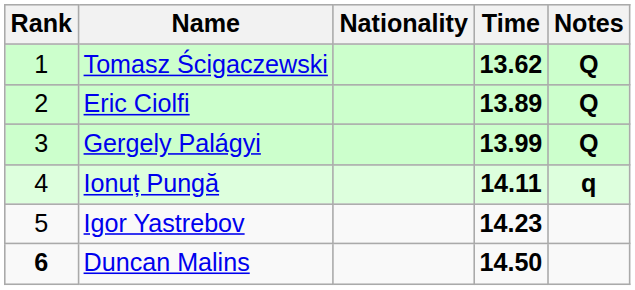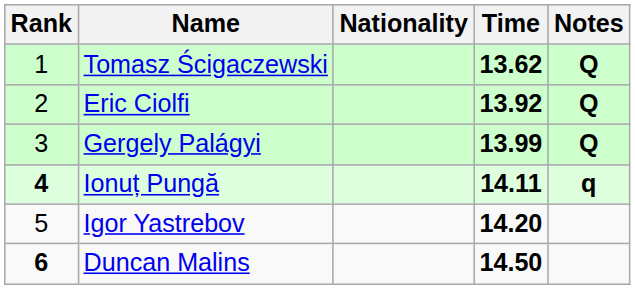(511, 104) 13.89 -> (511, 104) 13.92
(41, 183) normal -> (41, 183) bold
(511, 223) 14.23 -> (511, 223) 14.20
